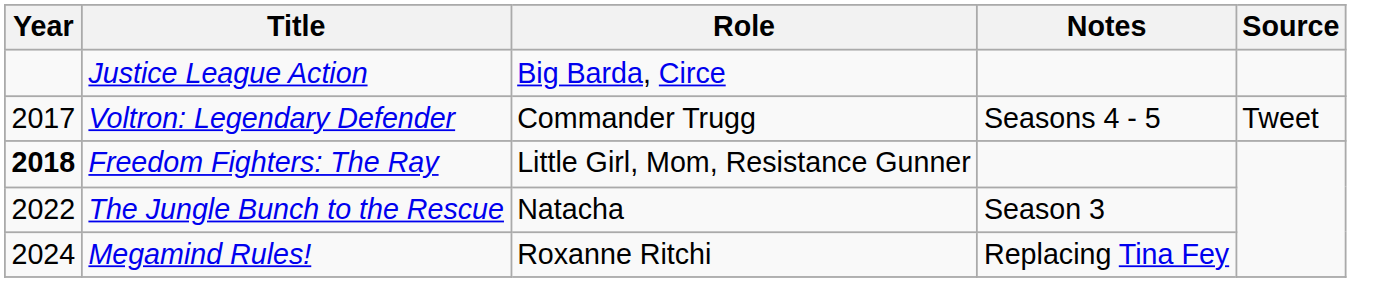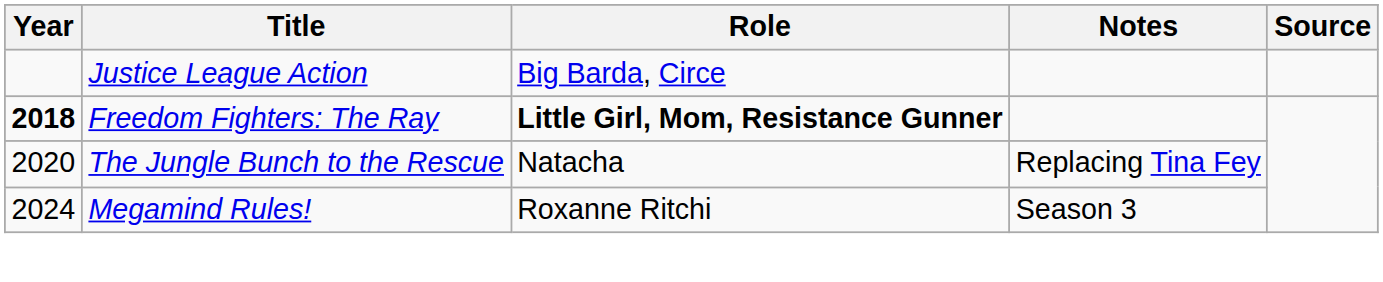- row: (272, 118)
(744, 163) normal -> (760, 118) bold
(43, 208) 2022 -> (43, 163) 2020
(1045, 208) Season 3 -> (1138, 163) Replacing Tina Fey
(1107, 254) Replacing Tina Fey -> (1076, 208) Season 3
